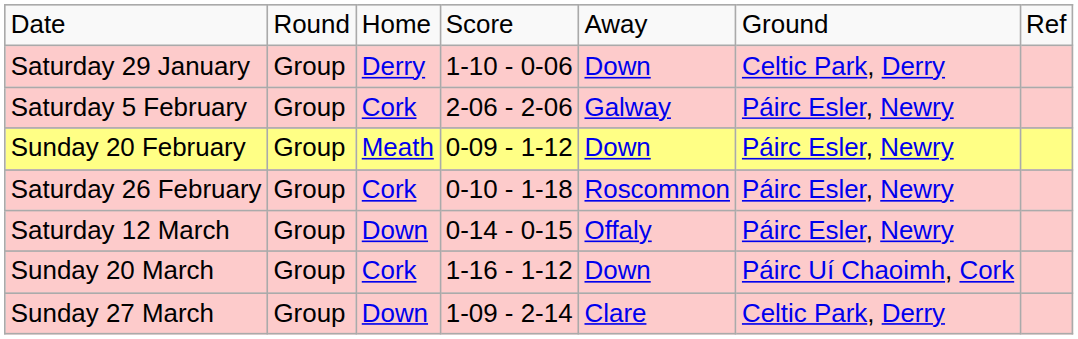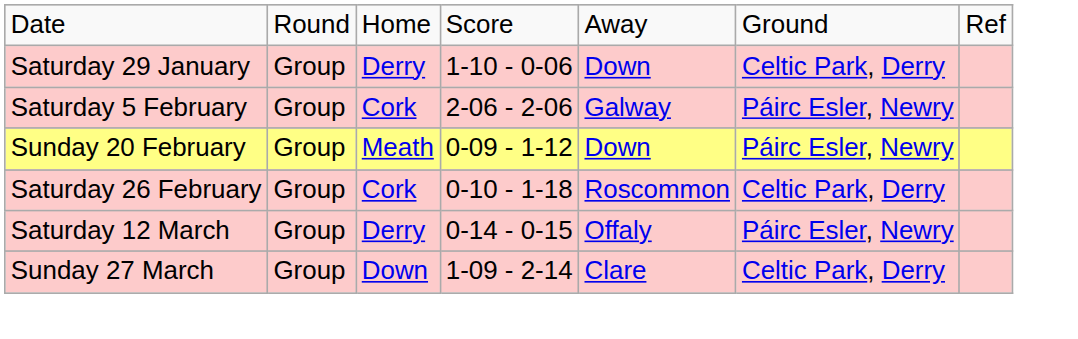(848, 189) Páirc Esler, Newry -> (843, 189) Celtic Park, Derry
(395, 230) Down -> (393, 230) Derry
- row: (112, 271)
